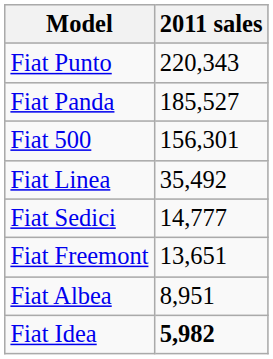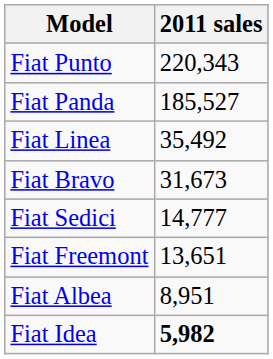- row: (51, 140)
+ row: (62, 179)
